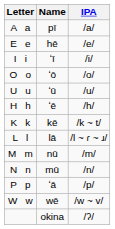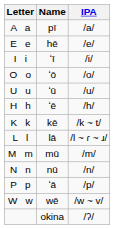(52, 153) nū -> (52, 153) mū
(52, 169) mū -> (52, 169) nū
